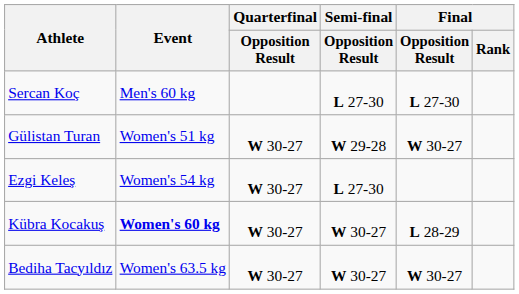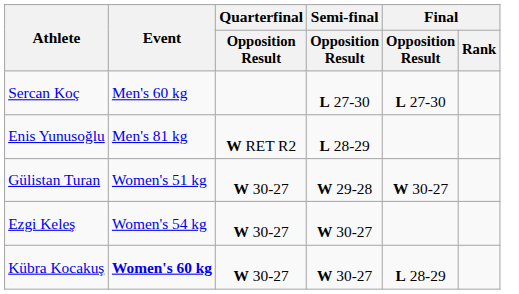+ row: (56, 136)
(359, 189) L 27-30 -> (345, 233) W 30-27
- row: (60, 267)
